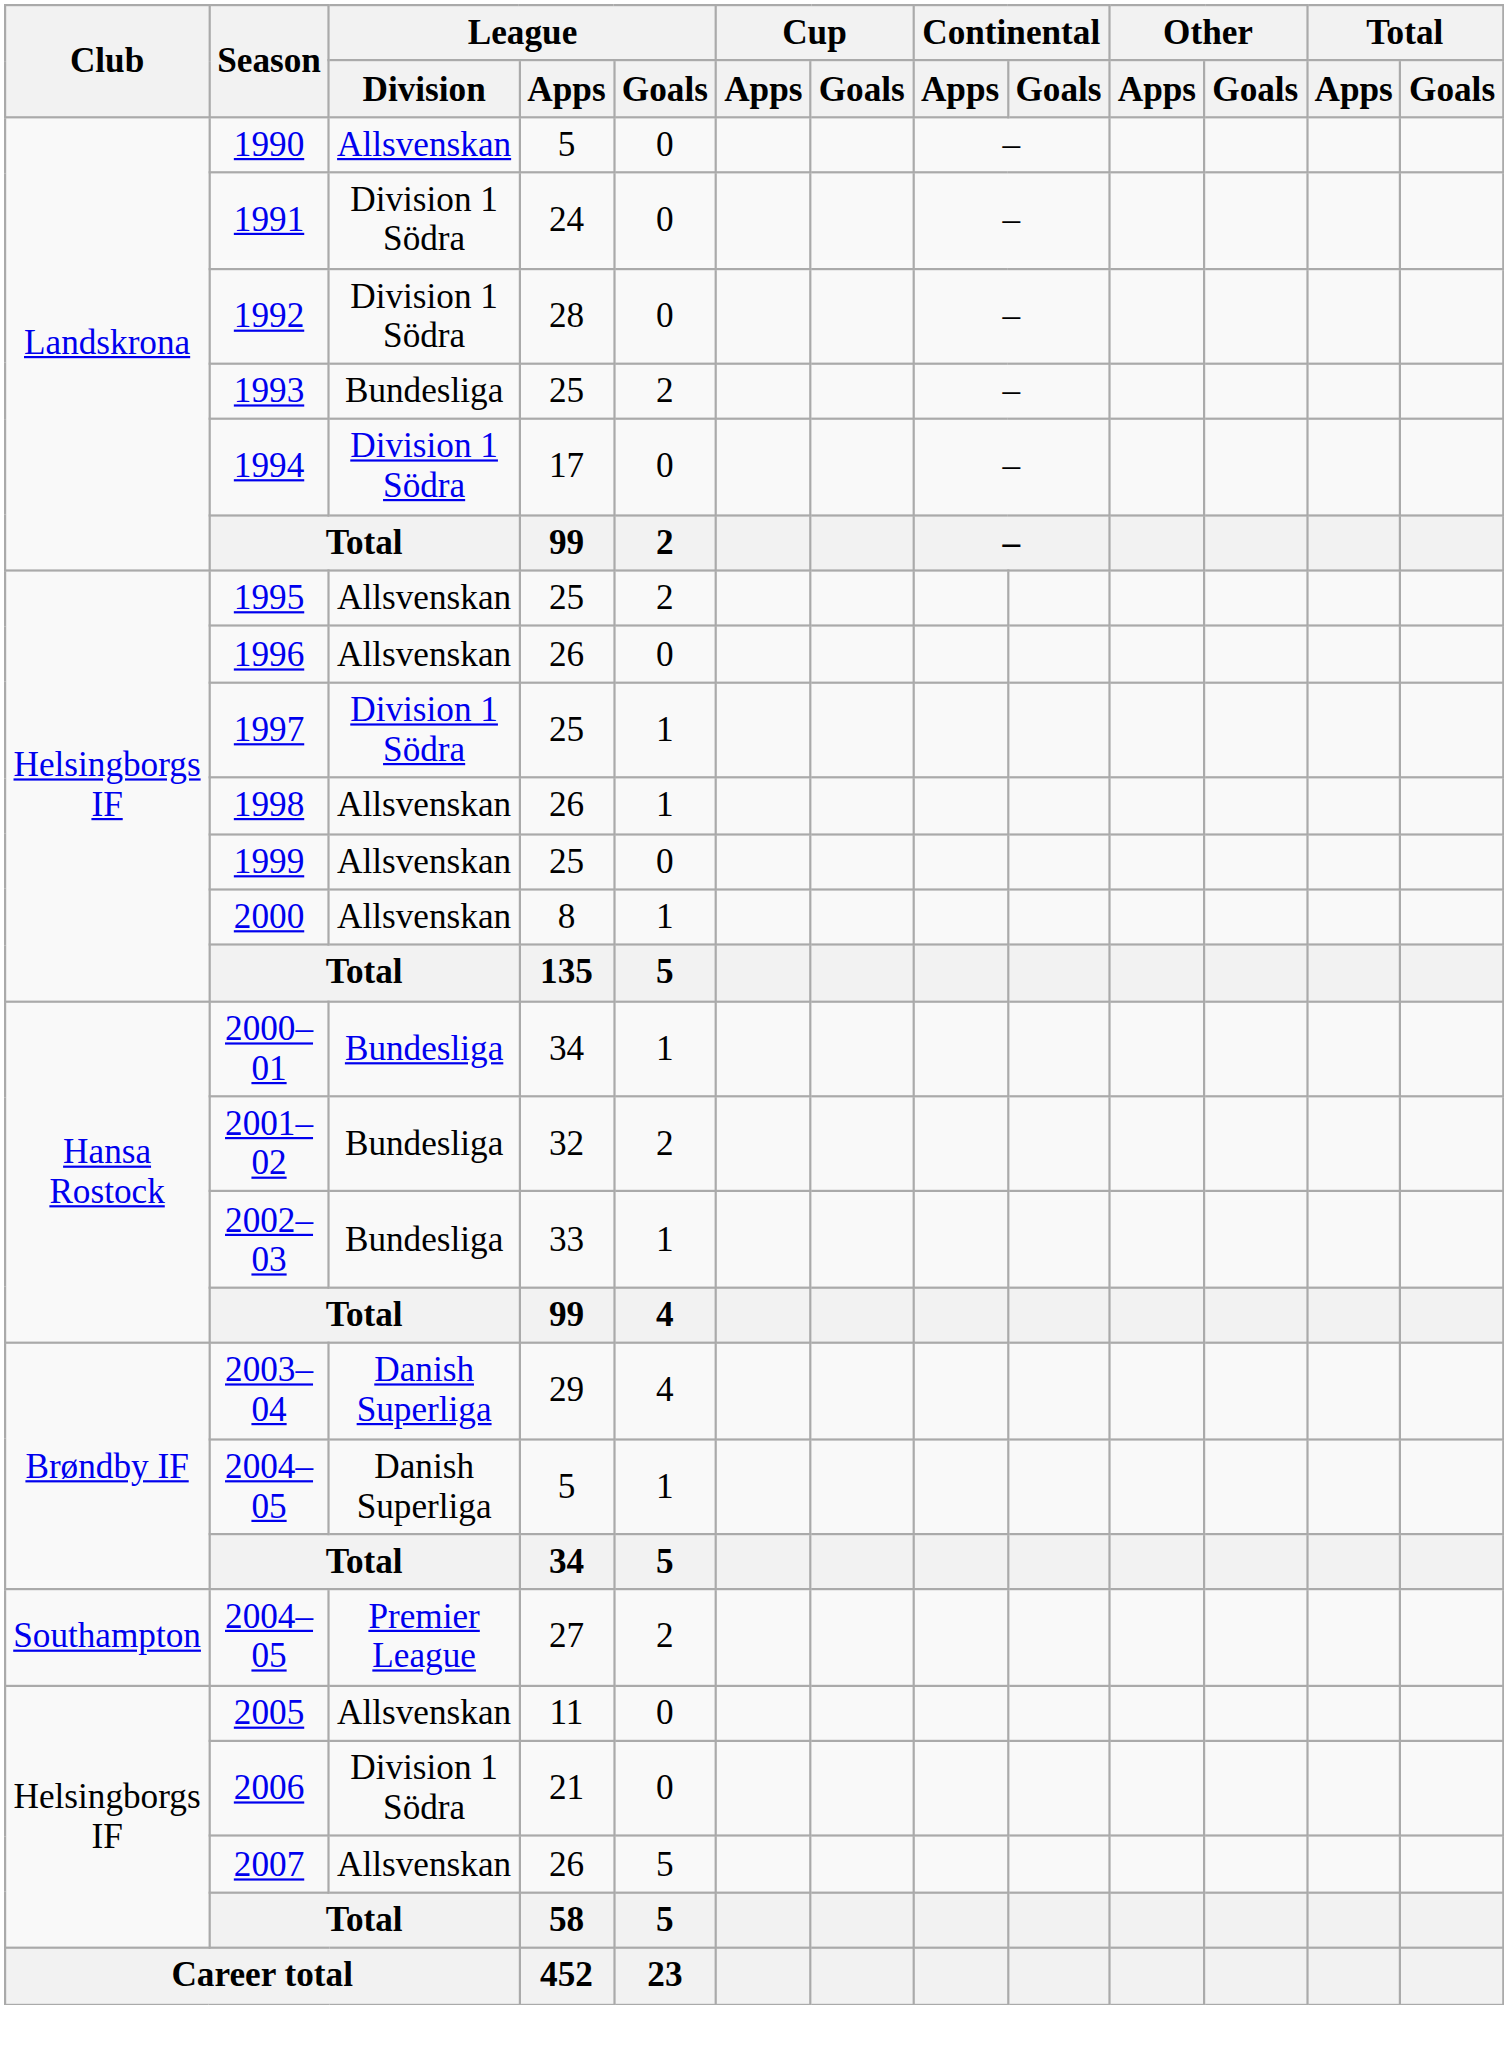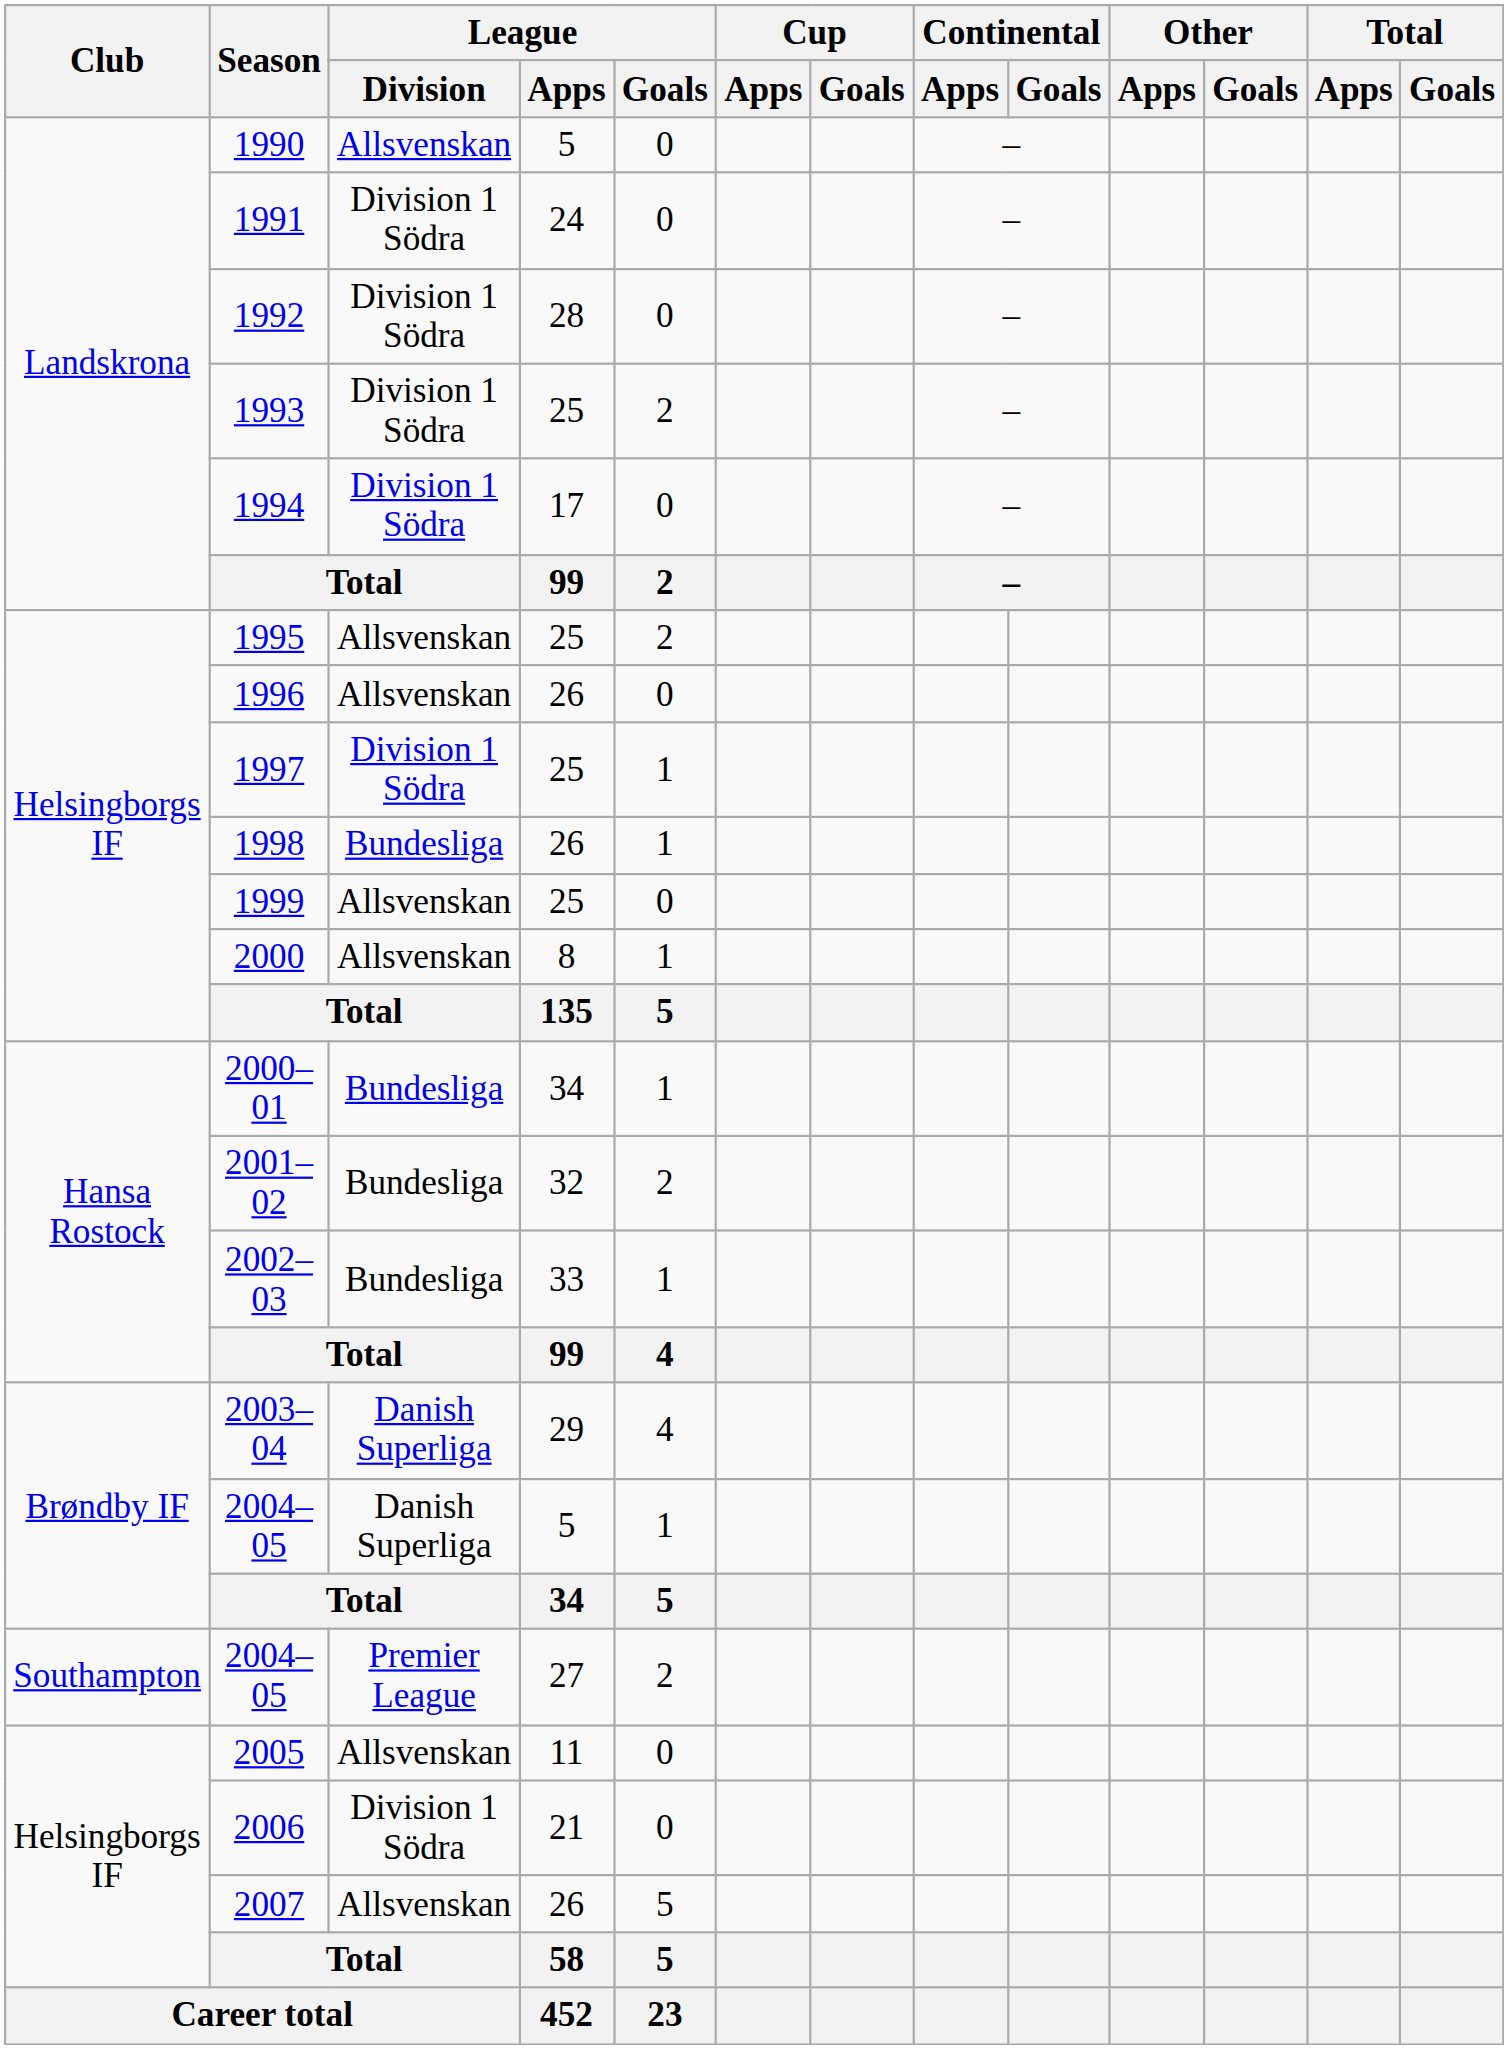(424, 390) Bundesliga -> (424, 410) Division 1 Södra
(424, 804) Allsvenskan -> (424, 844) Bundesliga
